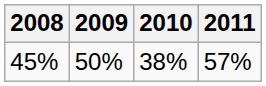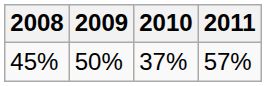(163, 61) 38% -> (163, 61) 37%
